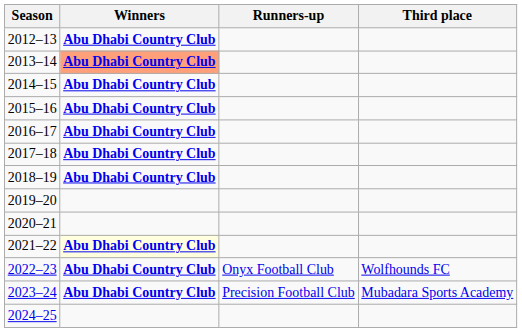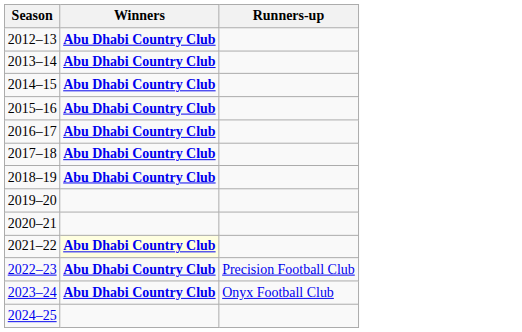- column: (437, 16)
(139, 62) lightsalmon background -> (139, 62) no background
(278, 269) Onyx Football Club -> (288, 269) Precision Football Club
(288, 292) Precision Football Club -> (278, 292) Onyx Football Club
